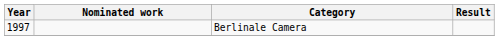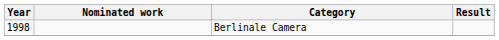(18, 28) 1997 -> (18, 28) 1998
